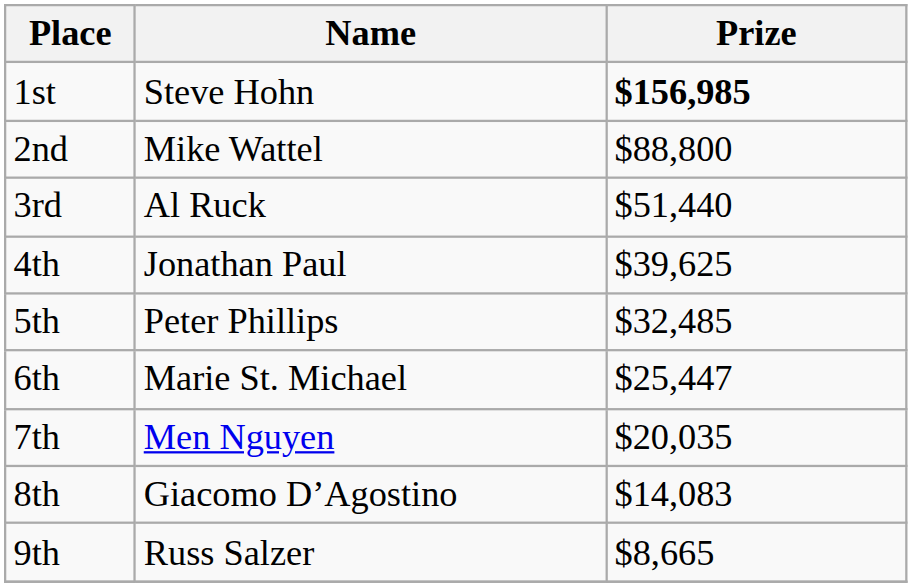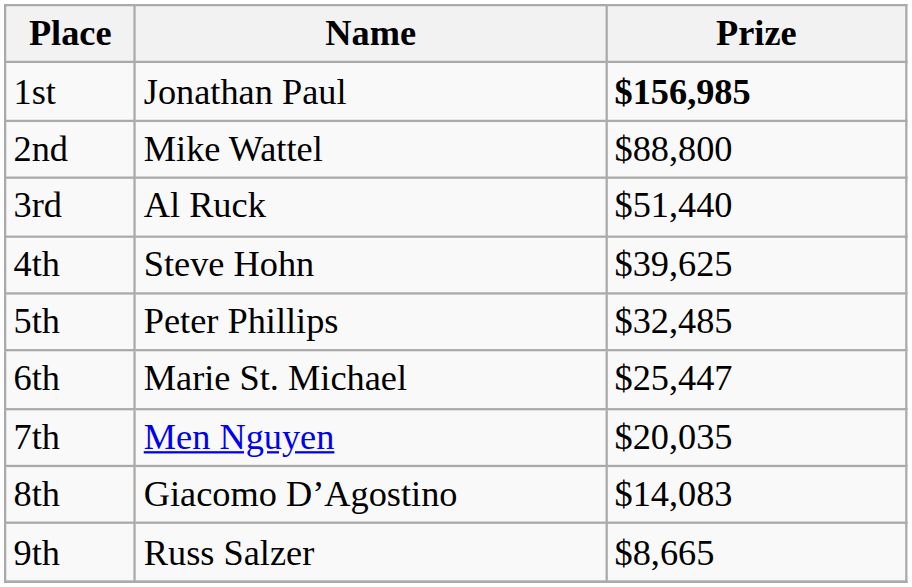(229, 90) Steve Hohn -> (245, 90) Jonathan Paul
(245, 263) Jonathan Paul -> (229, 263) Steve Hohn
